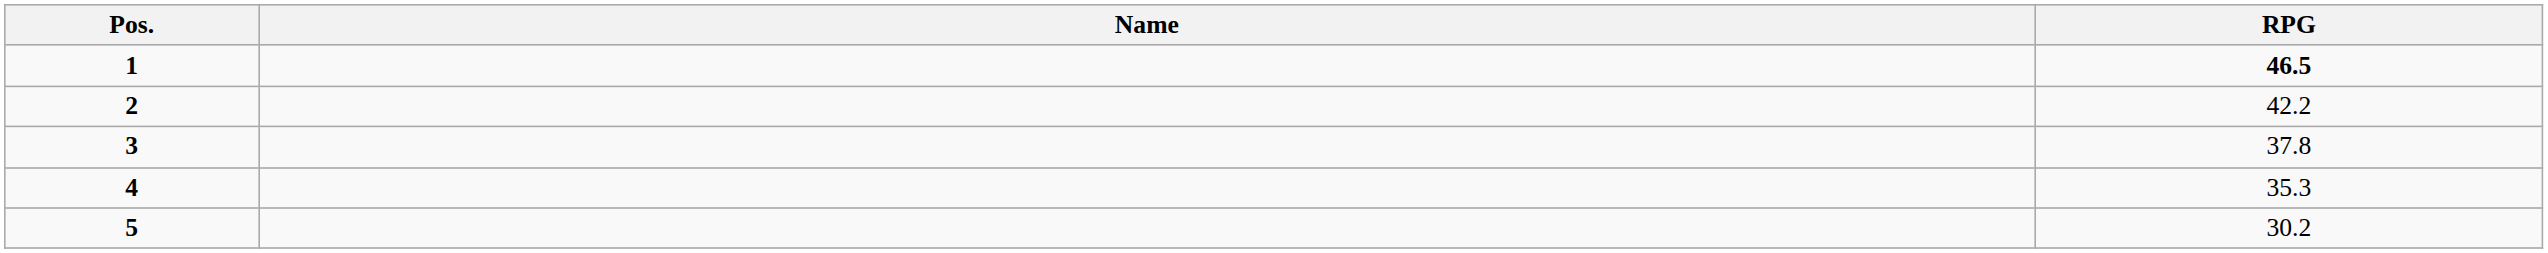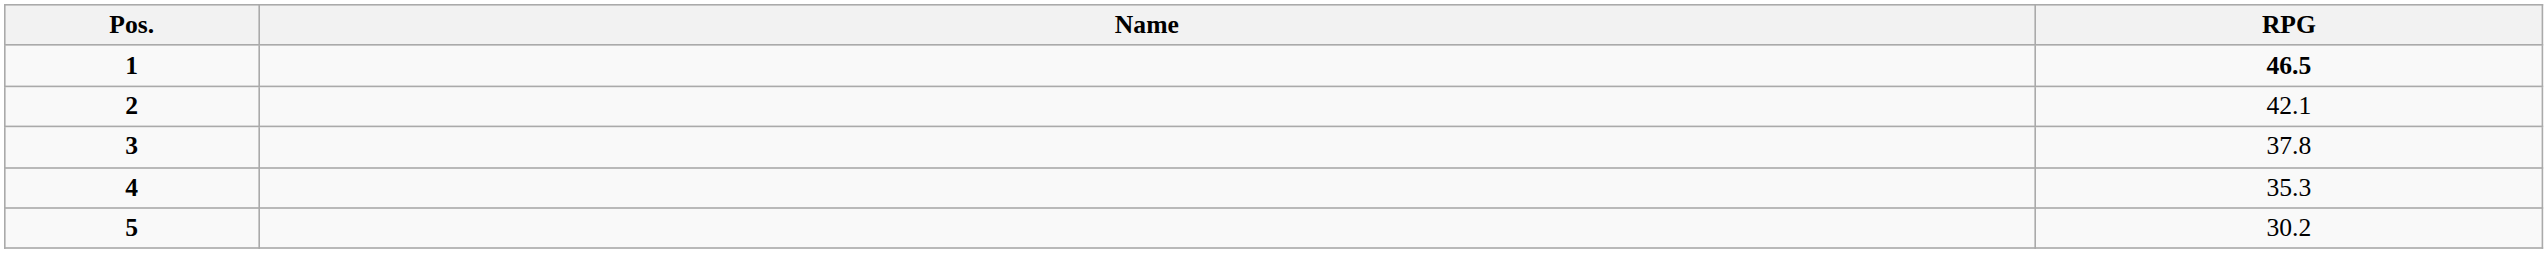(2289, 106) 42.2 -> (2289, 106) 42.1
